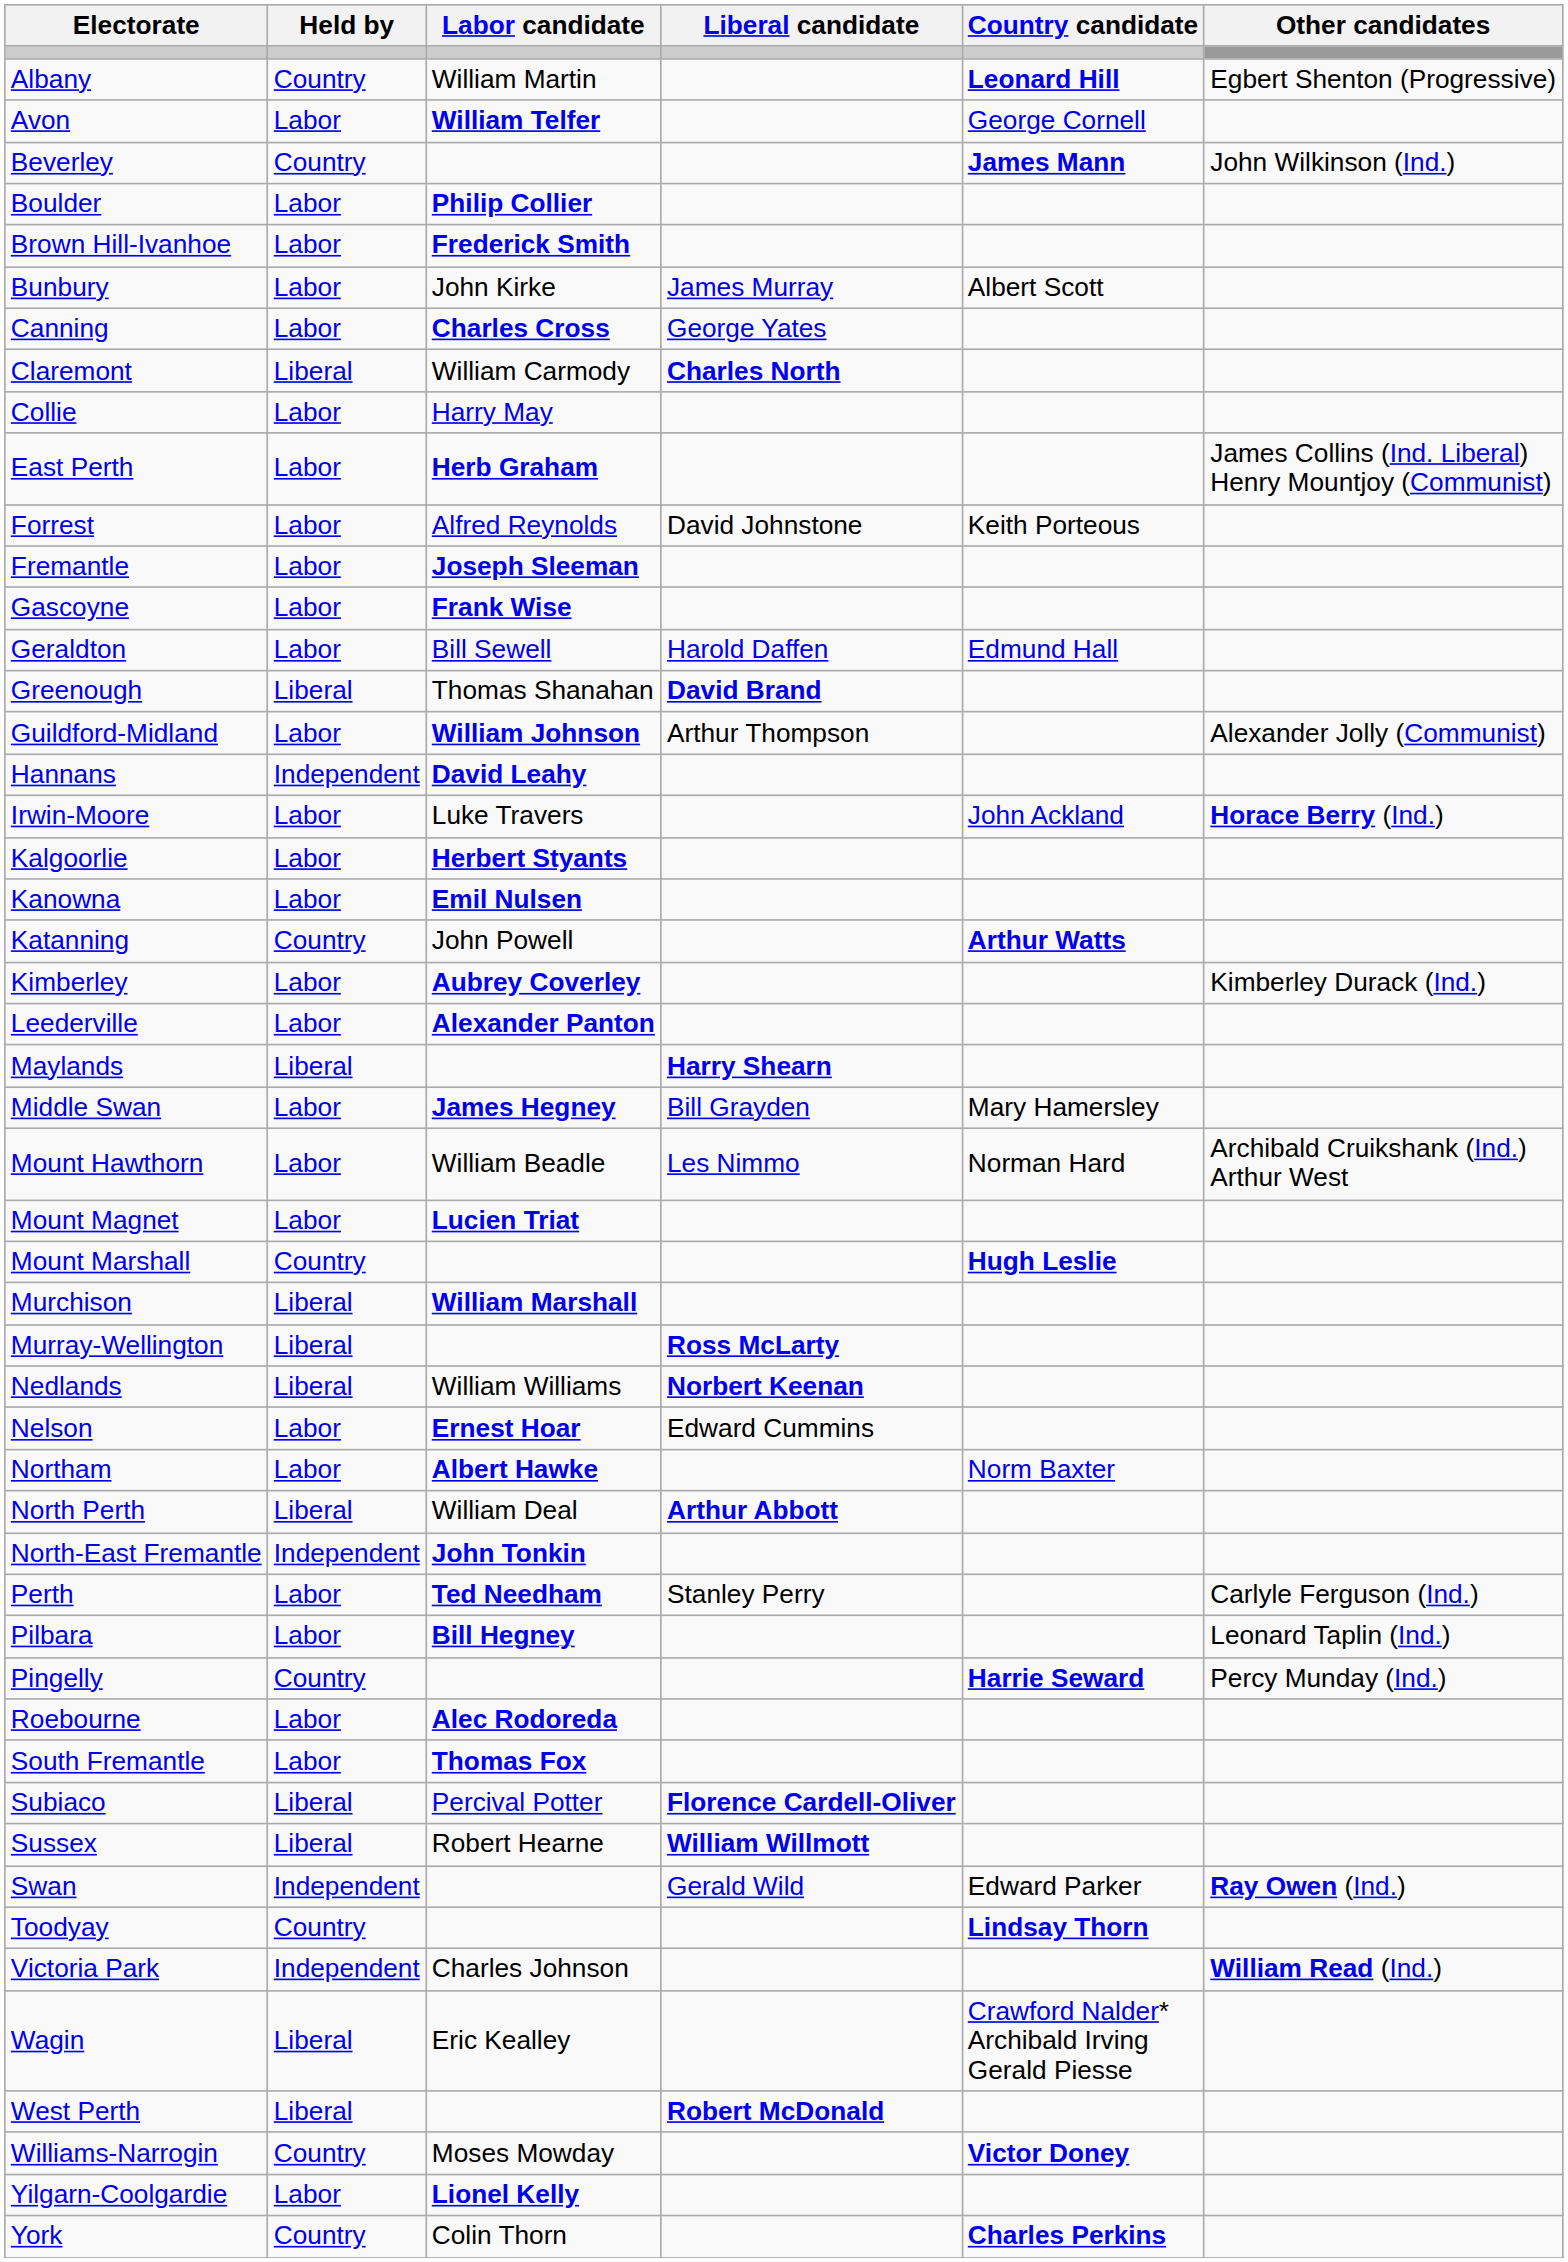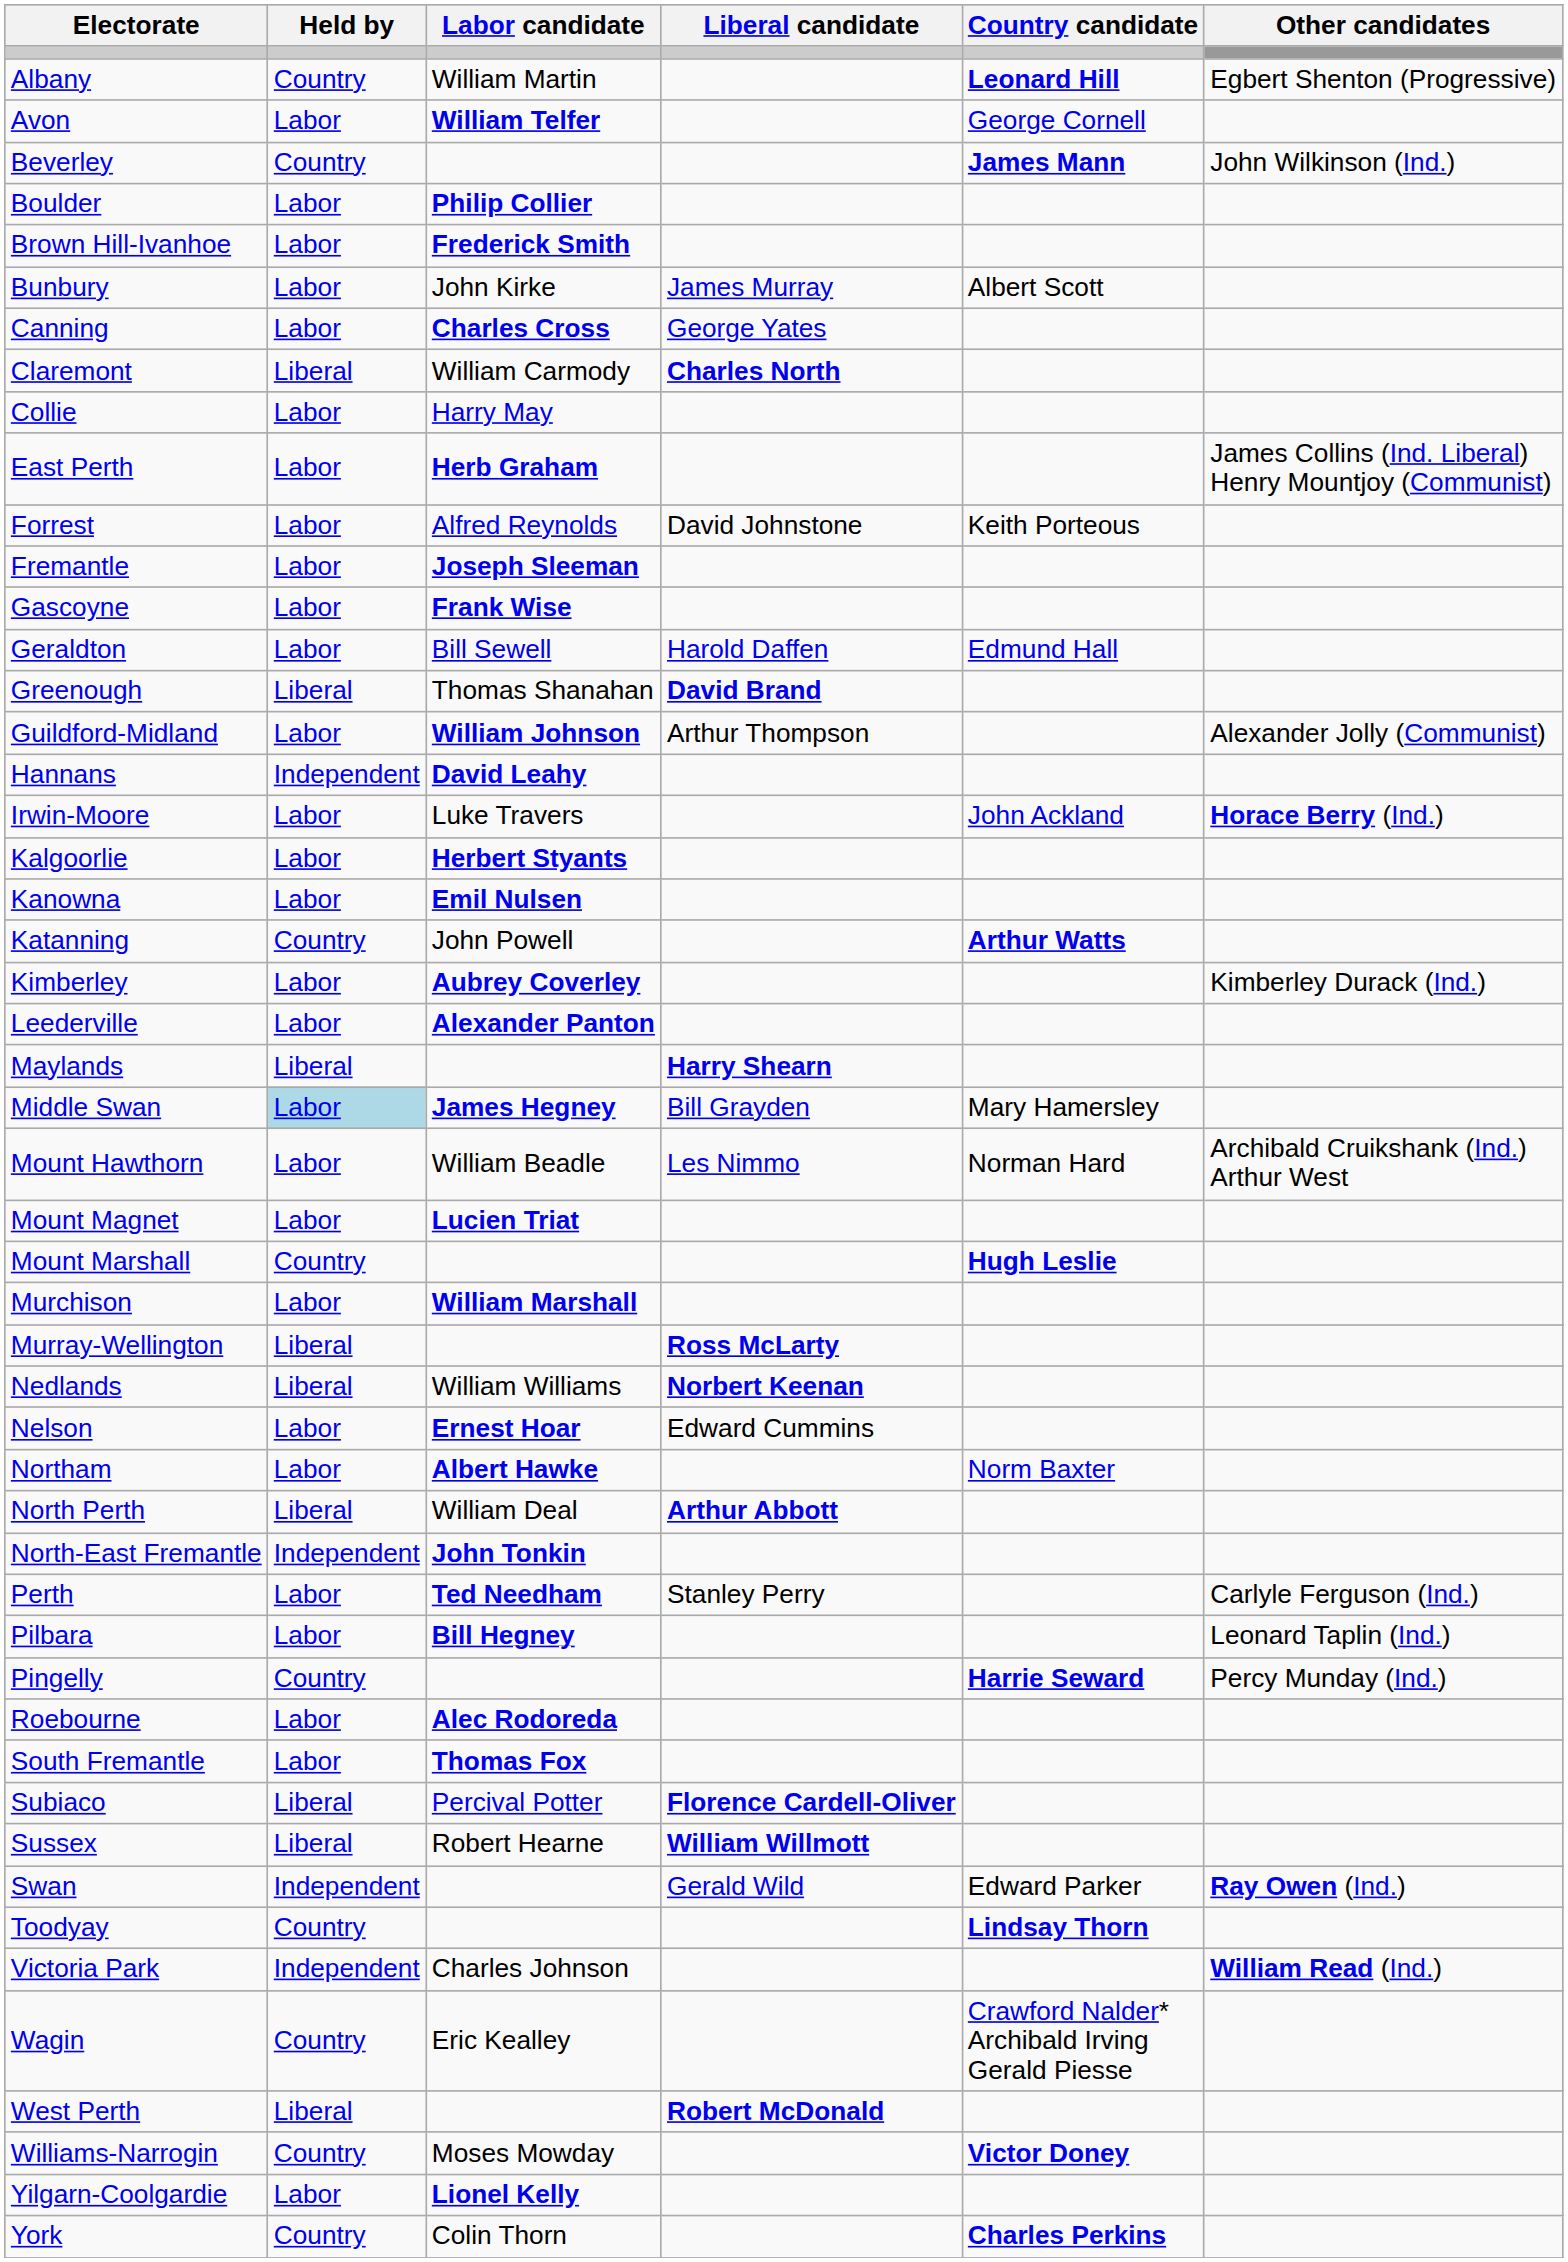(307, 1107) no background -> (307, 1107) lightblue background
(313, 1303) Liberal -> (307, 1303) Labor
(313, 2040) Liberal -> (320, 2040) Country
